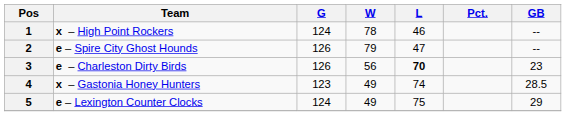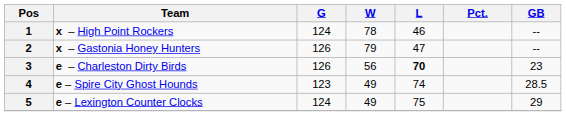(127, 48) e – Spire City Ghost Hounds -> (128, 48) x – Gastonia Honey Hunters
(128, 84) x – Gastonia Honey Hunters -> (127, 84) e – Spire City Ghost Hounds
